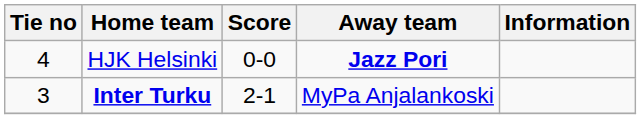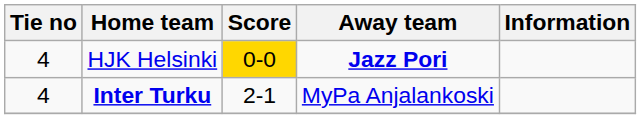(260, 58) no background -> (260, 58) gold background
(43, 95) 3 -> (43, 95) 4
